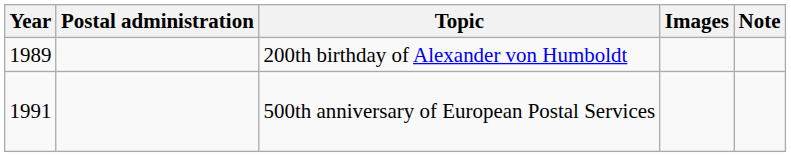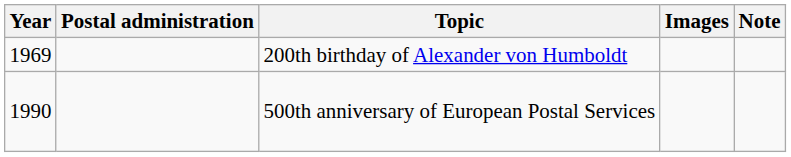(30, 54) 1989 -> (30, 54) 1969
(30, 111) 1991 -> (30, 111) 1990
